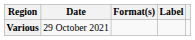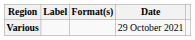columns swapped: (76, 12) <-> (172, 12)
